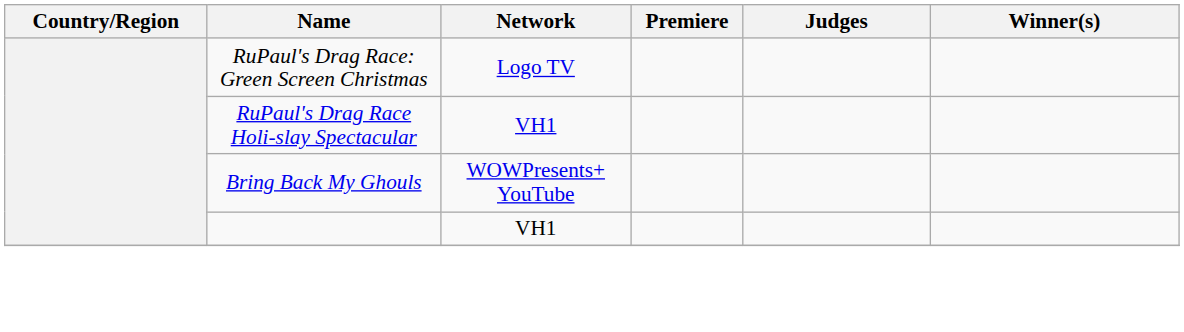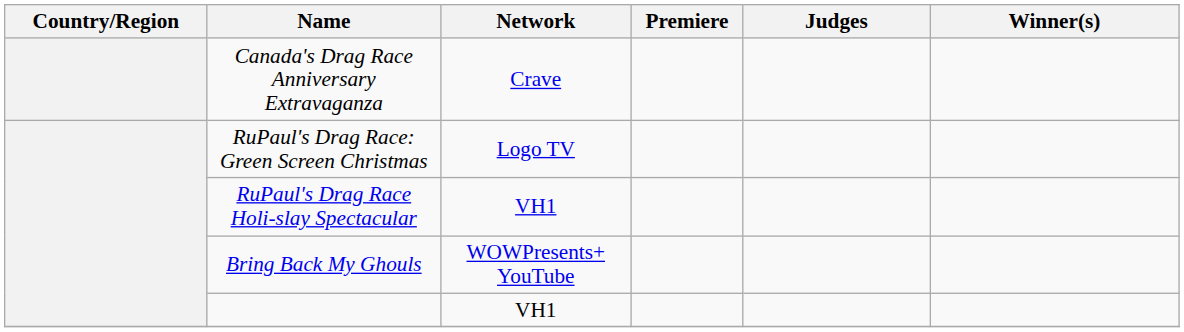+ row: (324, 79)
